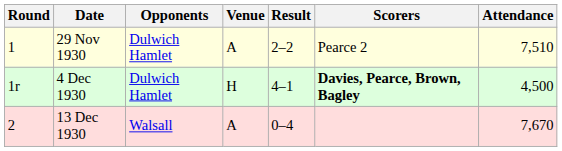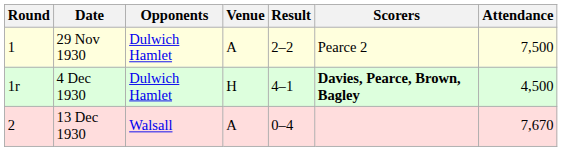(537, 47) 7,510 -> (537, 47) 7,500
